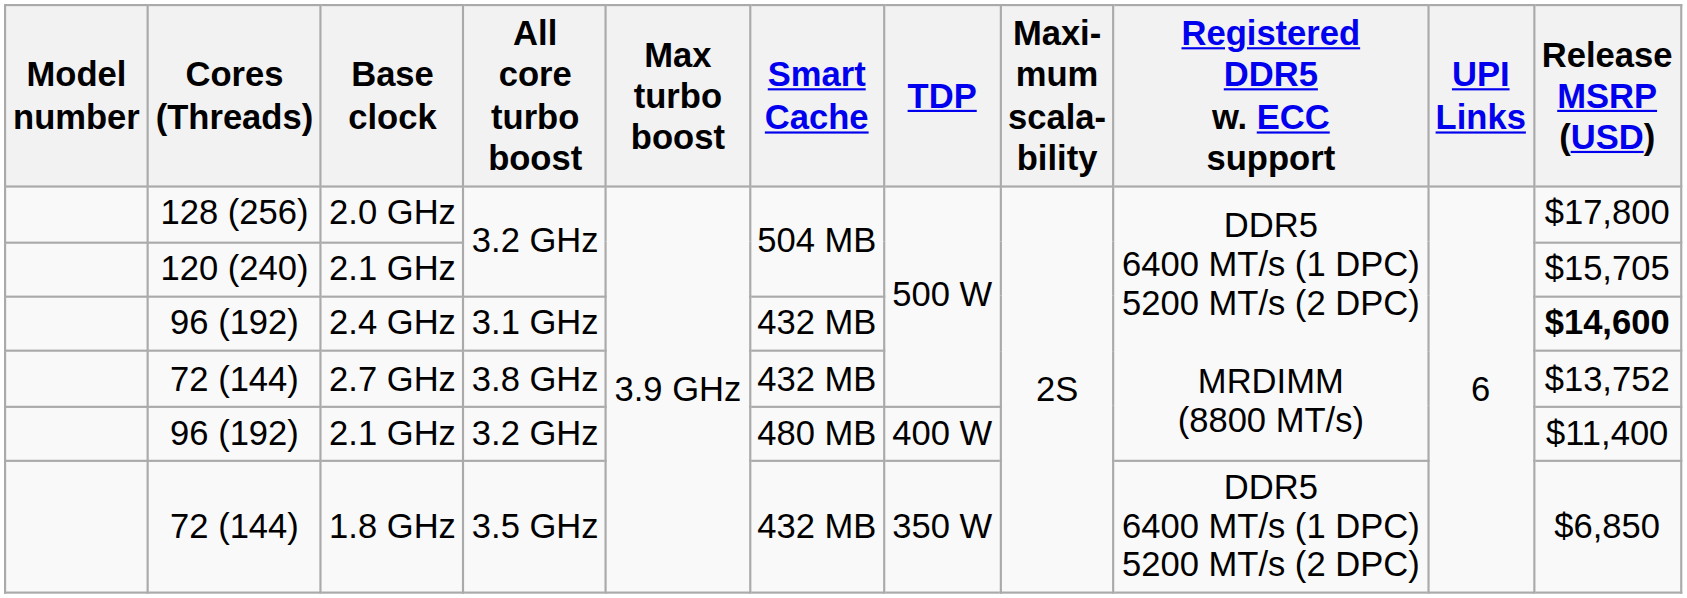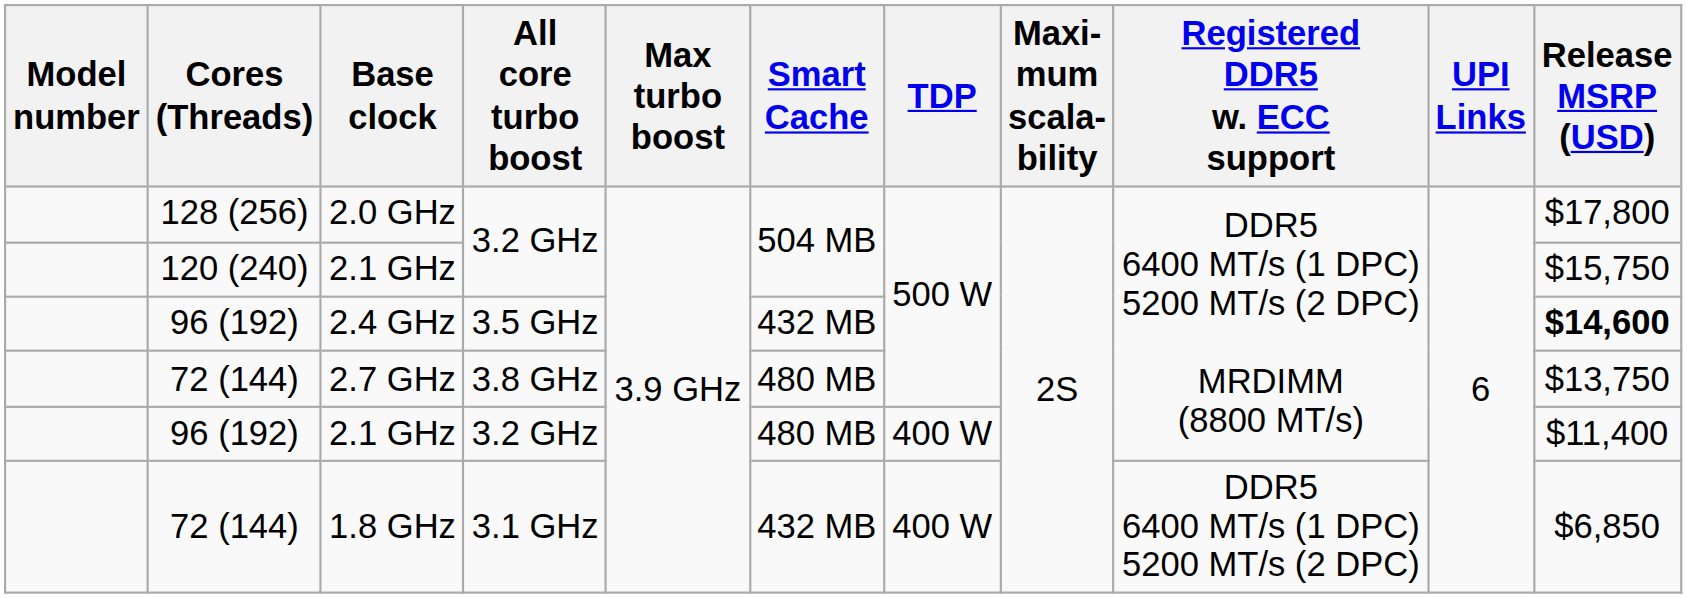(1607, 268) $15,705 -> (1607, 268) $15,750
(535, 323) 3.1 GHz -> (535, 323) 3.5 GHz
(817, 378) 432 MB -> (817, 378) 480 MB
(1607, 378) $13,752 -> (1607, 378) $13,750
(535, 526) 3.5 GHz -> (535, 526) 3.1 GHz
(942, 526) 350 W -> (942, 526) 400 W
